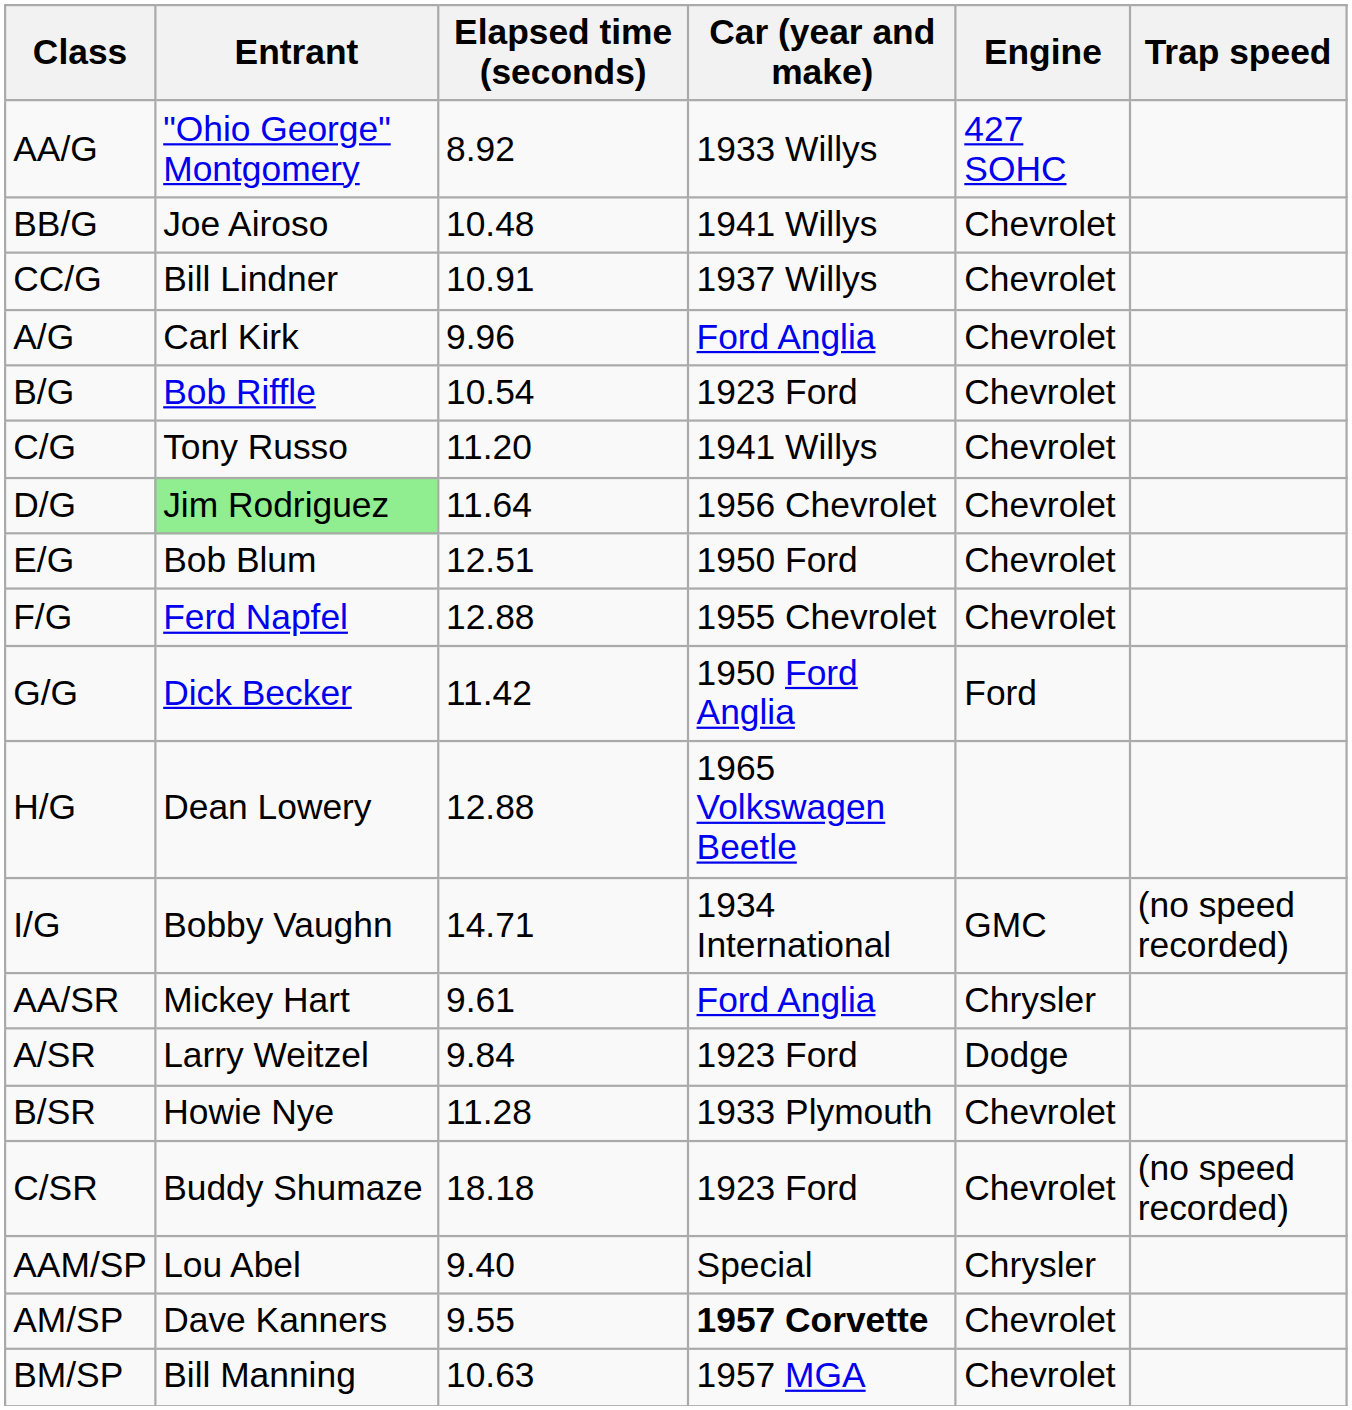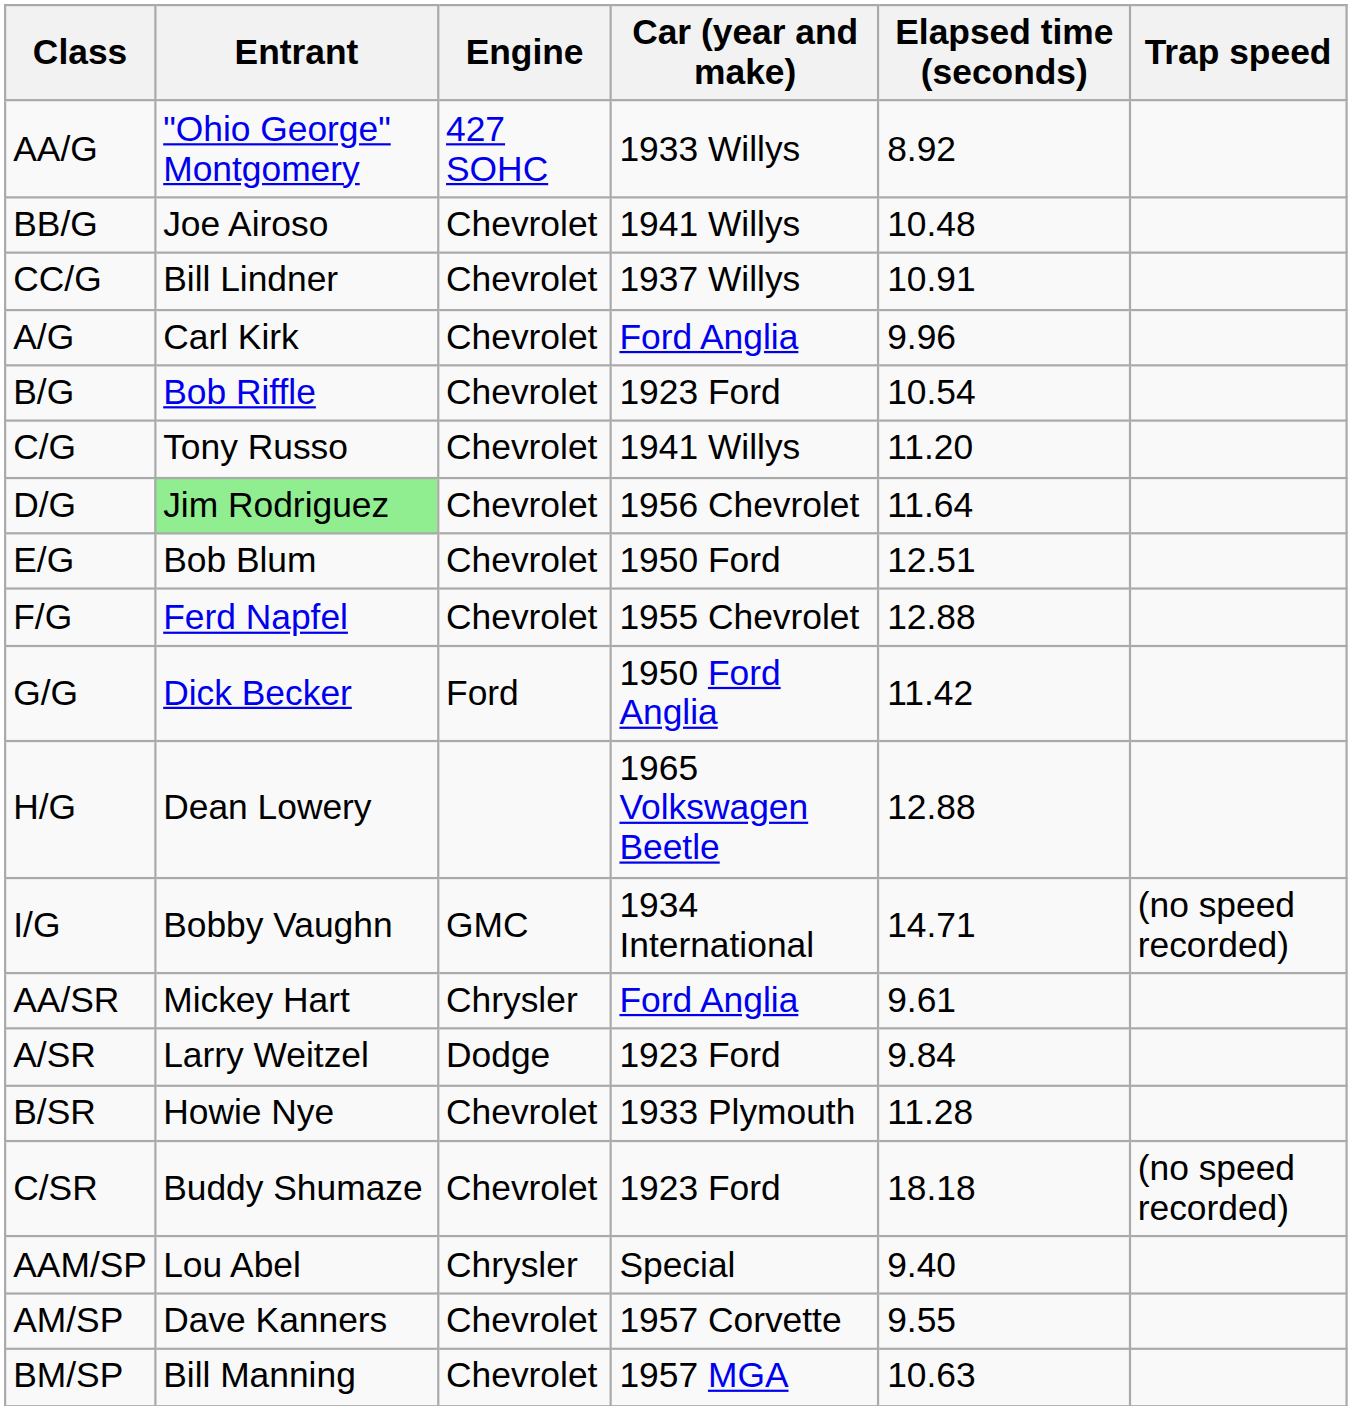columns swapped: (1043, 52) <-> (563, 52)
(813, 1320) bold -> (731, 1320) normal
